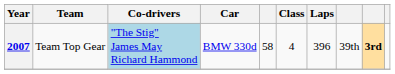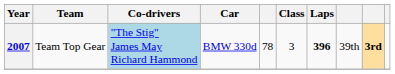(268, 46) 58 -> (268, 46) 78
(292, 46) 4 -> (292, 46) 3
(322, 46) normal -> (322, 46) bold
